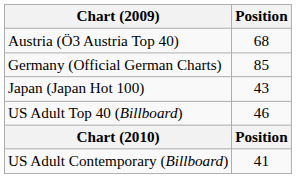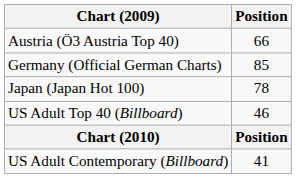(261, 40) 68 -> (261, 40) 66
(261, 88) 43 -> (261, 88) 78
